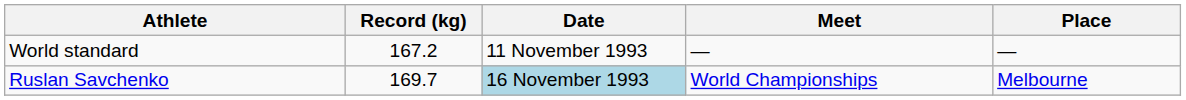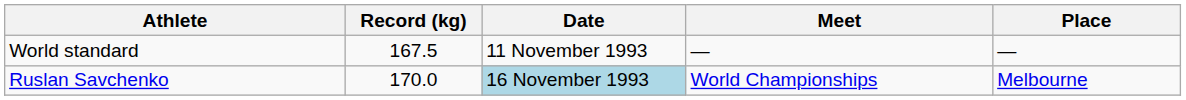(414, 50) 167.2 -> (414, 50) 167.5
(414, 81) 169.7 -> (414, 81) 170.0
